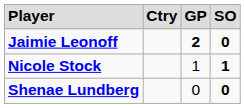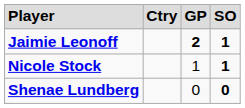(225, 41) 0 -> (225, 41) 1
